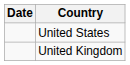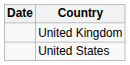rows swapped: (80, 51) <-> (74, 32)
